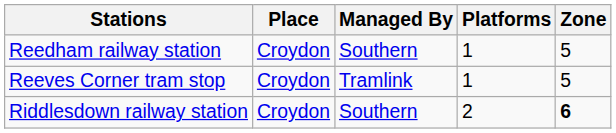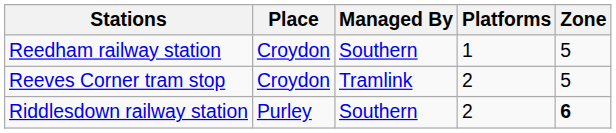(467, 81) 1 -> (467, 81) 2
(293, 111) Croydon -> (284, 111) Purley
